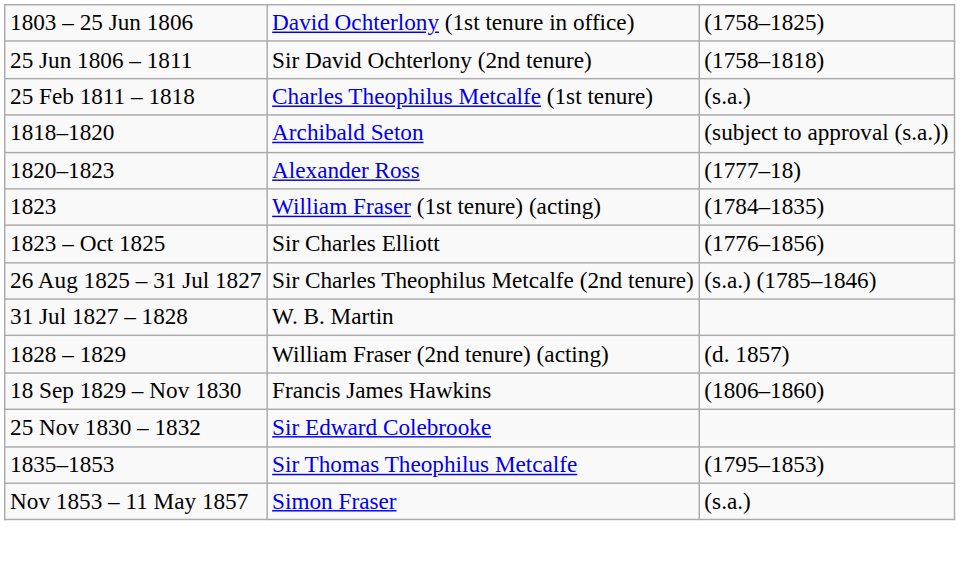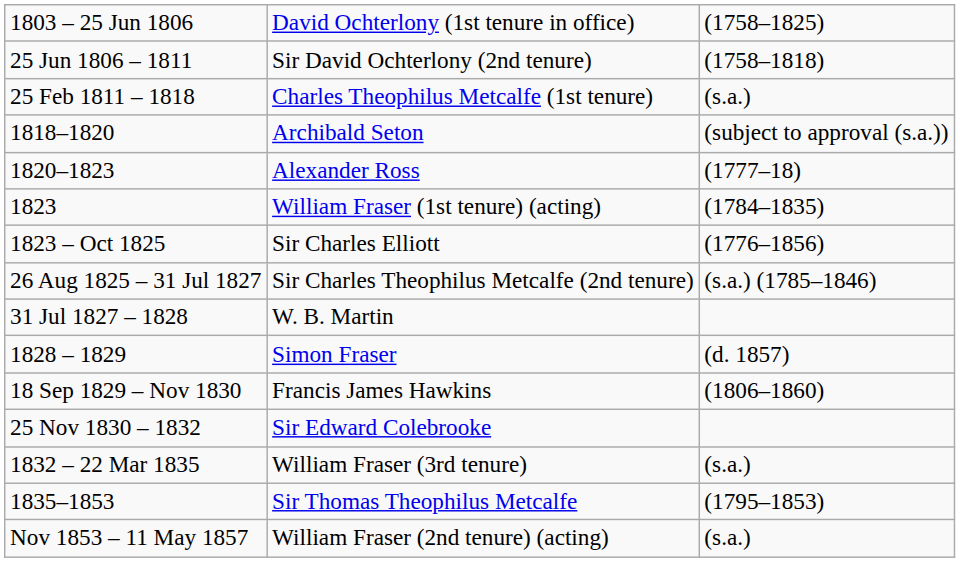(440, 354) William Fraser (2nd tenure) (acting) -> (334, 354) Simon Fraser
+ row: (105, 464)
(334, 501) Simon Fraser -> (440, 538) William Fraser (2nd tenure) (acting)
